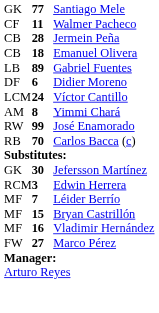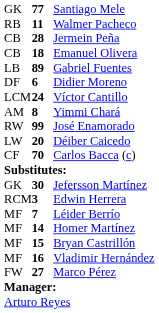(12, 24) CF -> (12, 24) RB
+ row: (92, 140)
(12, 140) RB -> (12, 155) CF
+ row: (94, 228)
